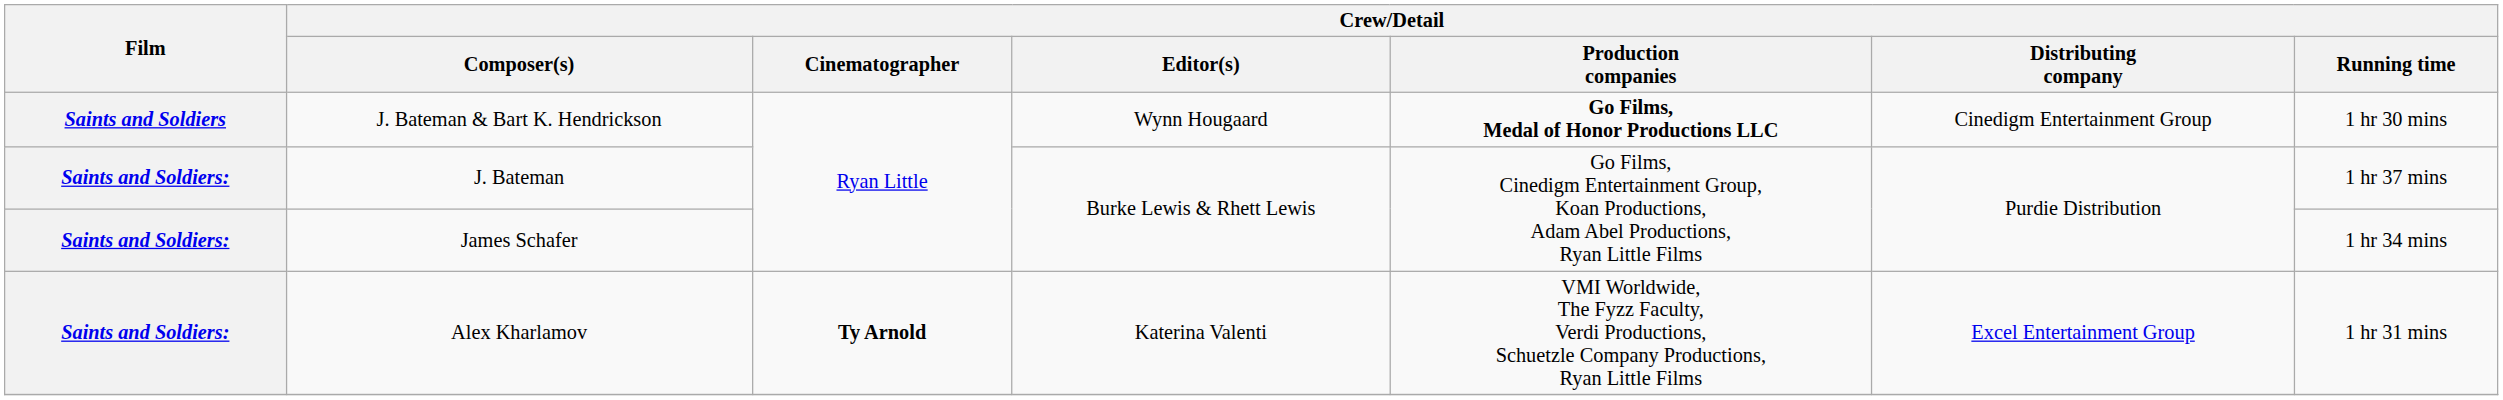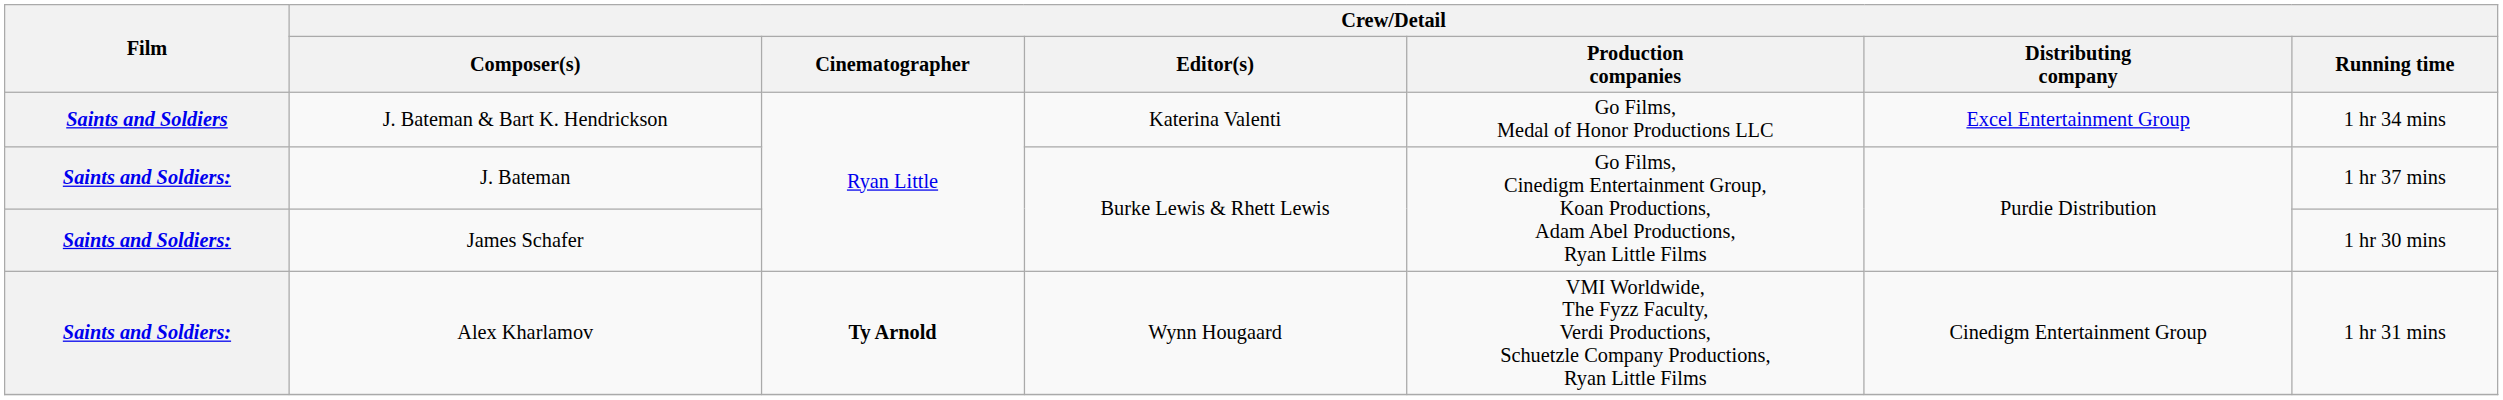(1201, 119) Wynn Hougaard -> (1215, 119) Katerina Valenti
(1631, 119) bold -> (1635, 119) normal
(2083, 119) Cinedigm Entertainment Group -> (2078, 119) Excel Entertainment Group
(2396, 119) 1 hr 30 mins -> (2395, 119) 1 hr 34 mins
(2396, 239) 1 hr 34 mins -> (2395, 239) 1 hr 30 mins
(1201, 332) Katerina Valenti -> (1215, 332) Wynn Hougaard
(2083, 332) Excel Entertainment Group -> (2078, 332) Cinedigm Entertainment Group
